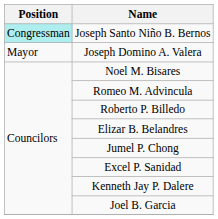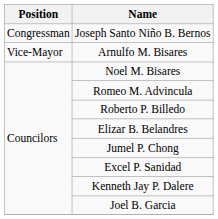(38, 33) paleturquoise background -> (38, 33) no background
- row: (143, 52)
+ row: (143, 52)
